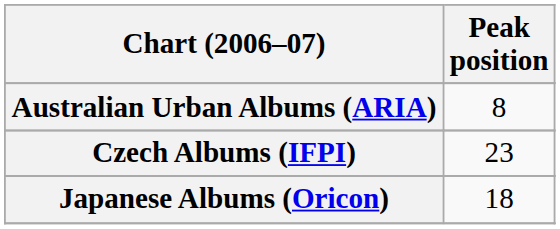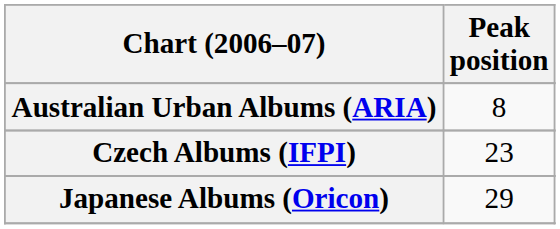(499, 198) 18 -> (499, 198) 29
